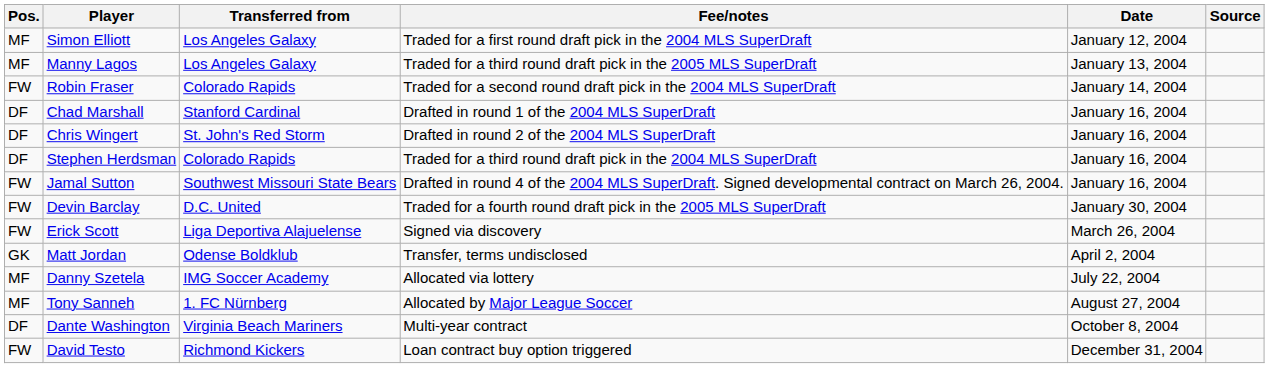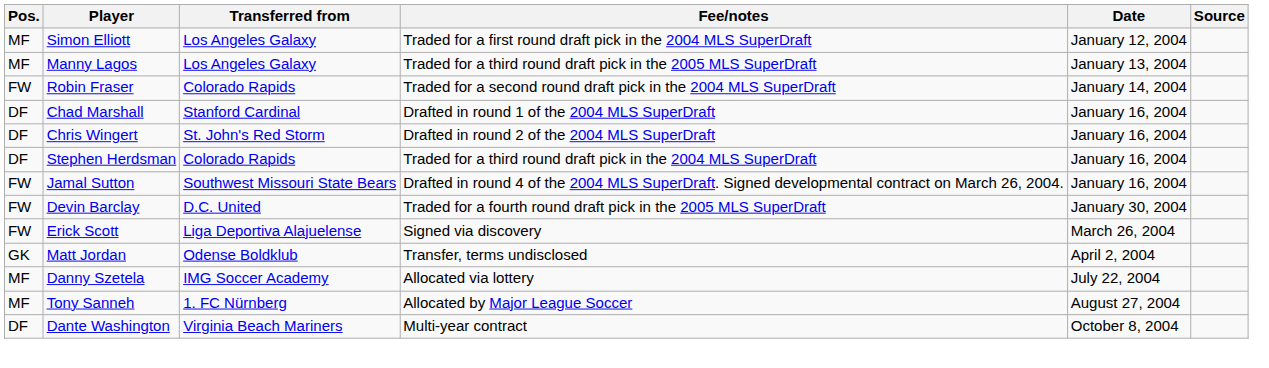- row: (86, 350)
